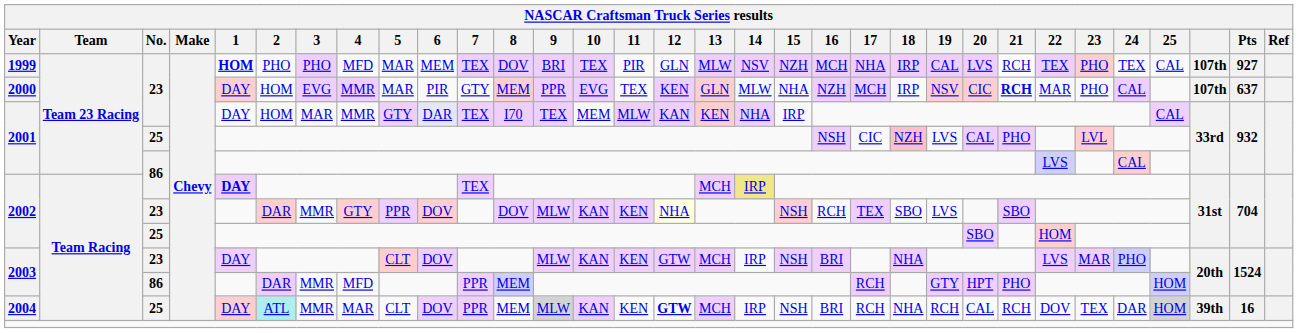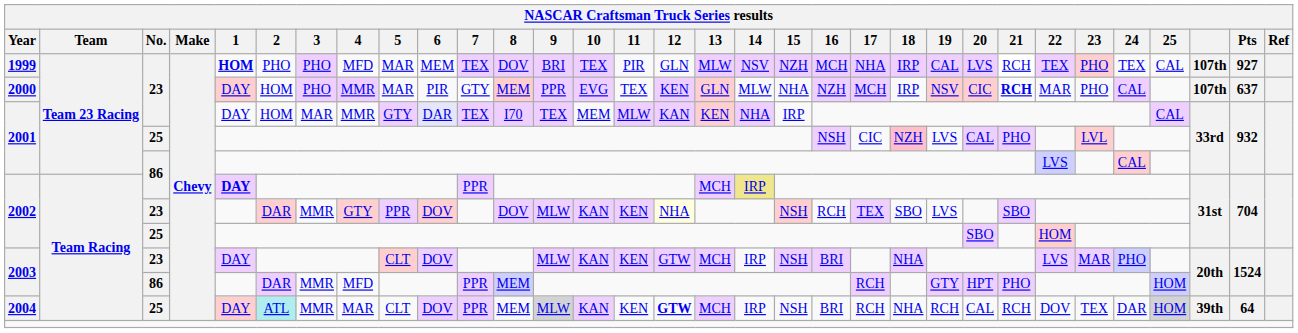(317, 89) EVG -> (317, 89) PHO
(475, 186) TEX -> (475, 186) PPR
(1247, 308) 16 -> (1247, 308) 64
